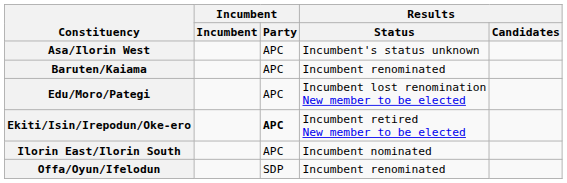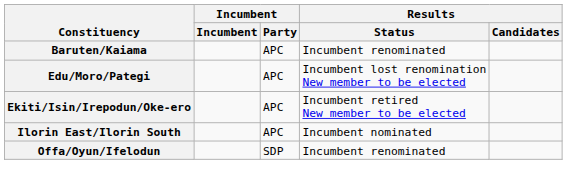- row: (99, 51)
(273, 125) bold -> (273, 107) normal
